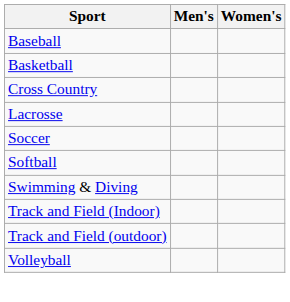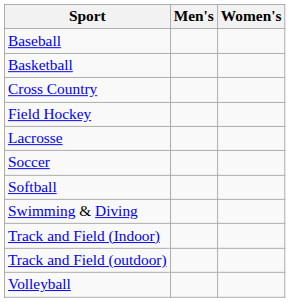+ row: (50, 114)
